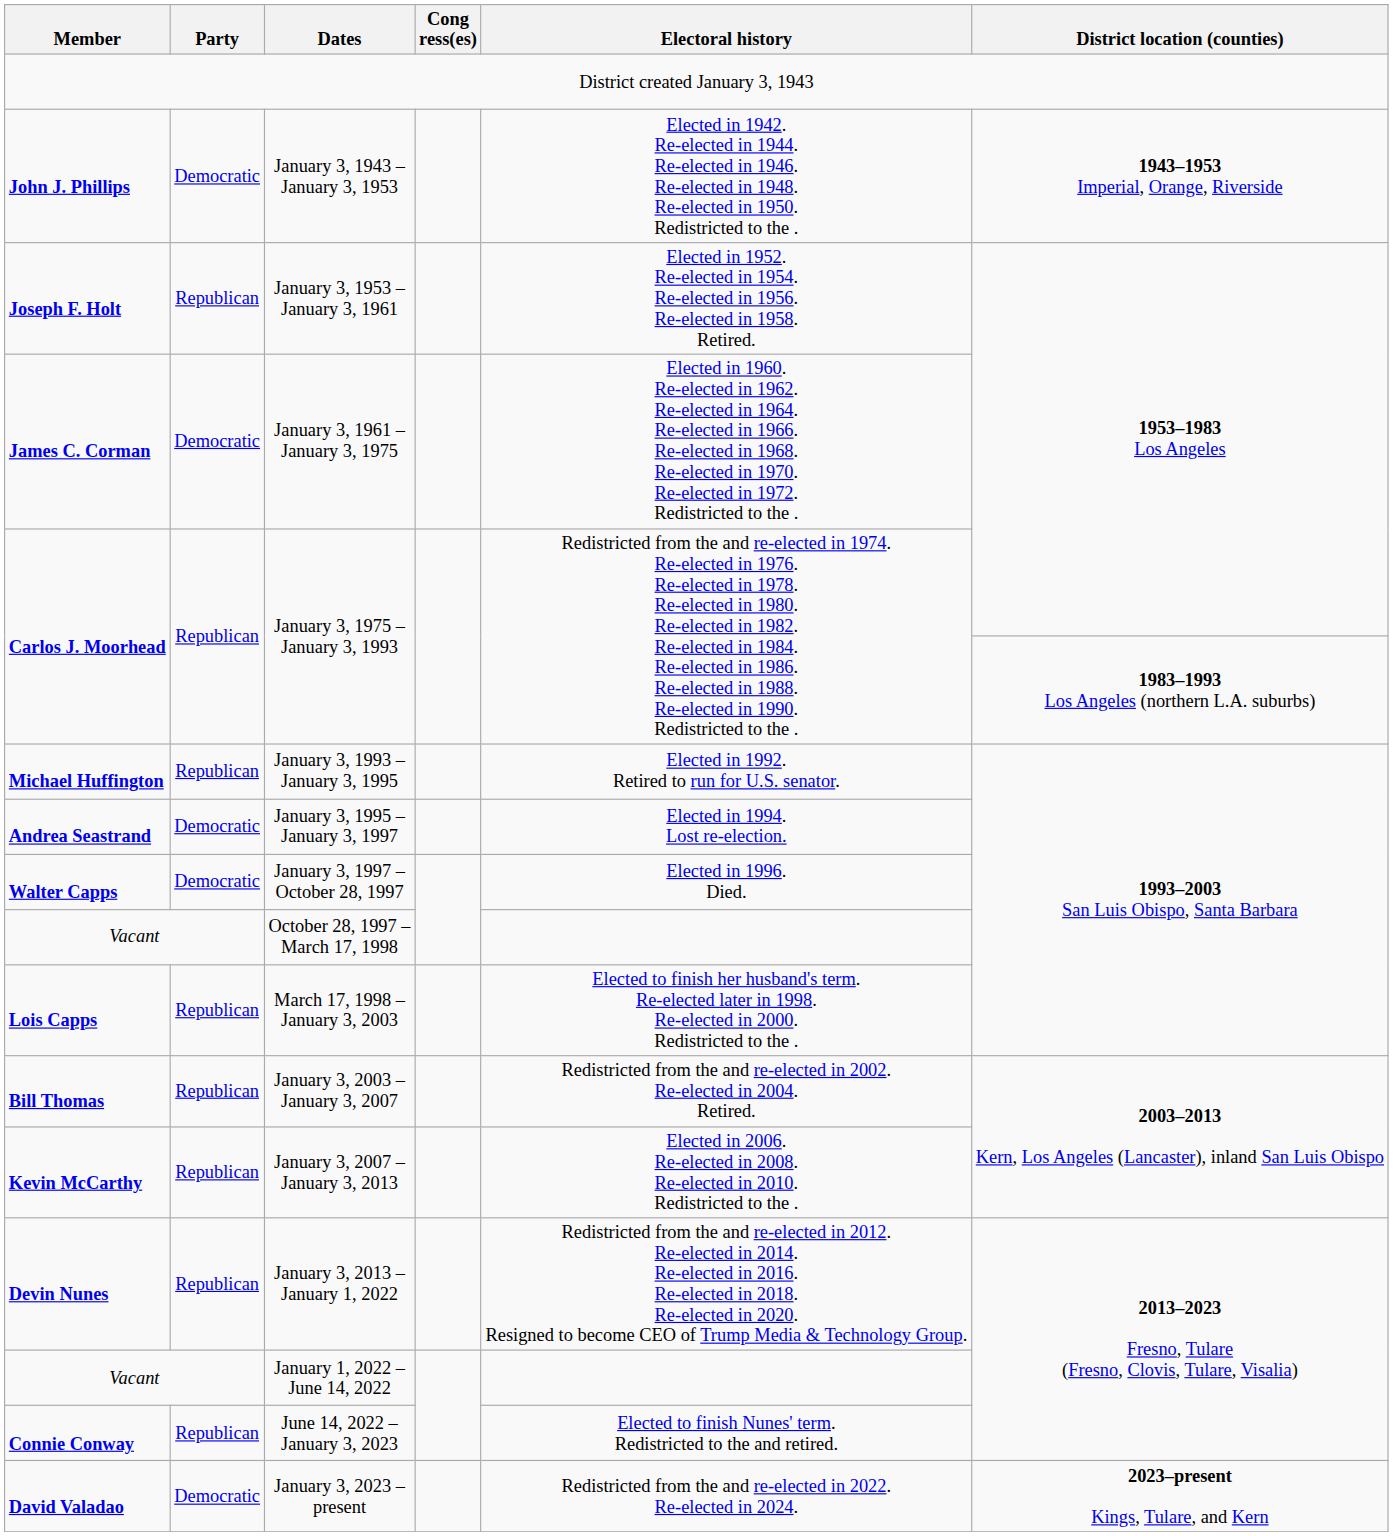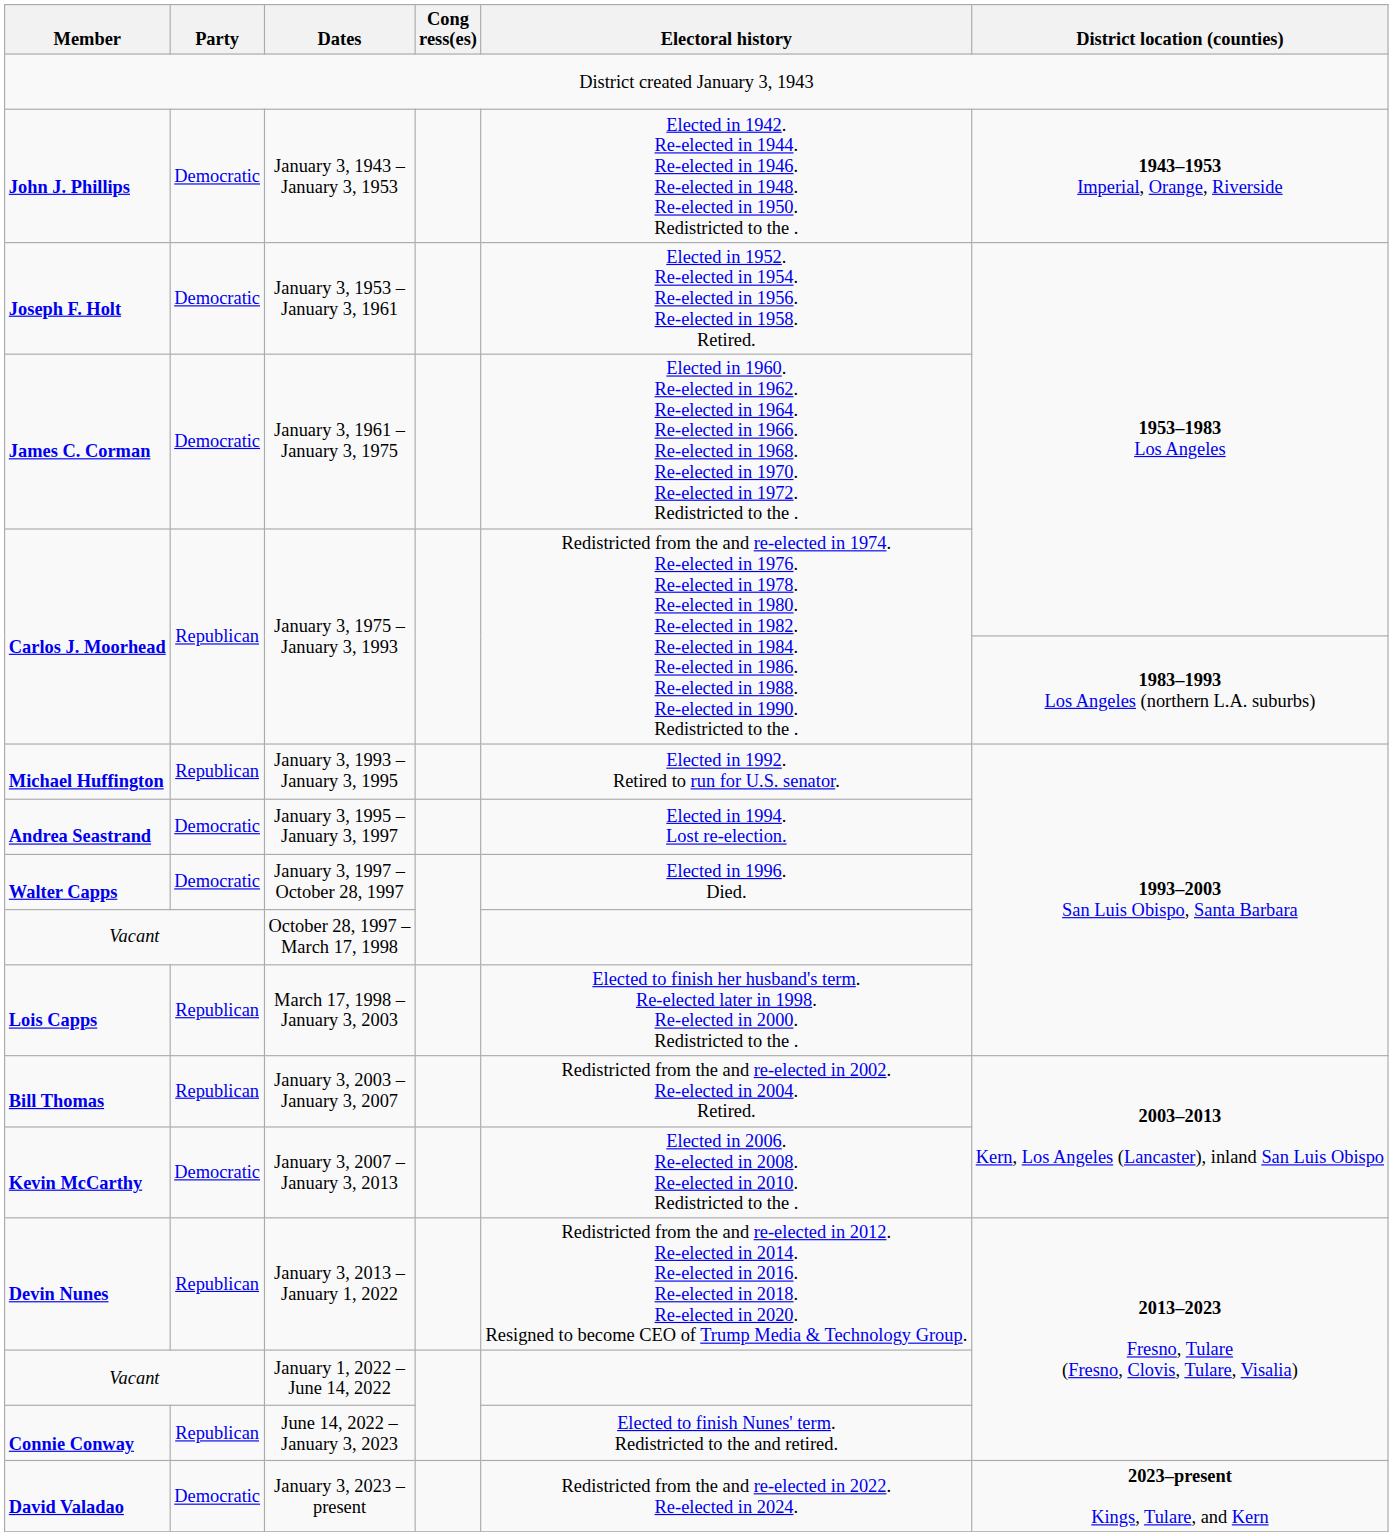(217, 298) Republican -> (217, 298) Democratic
(217, 1172) Republican -> (217, 1172) Democratic
